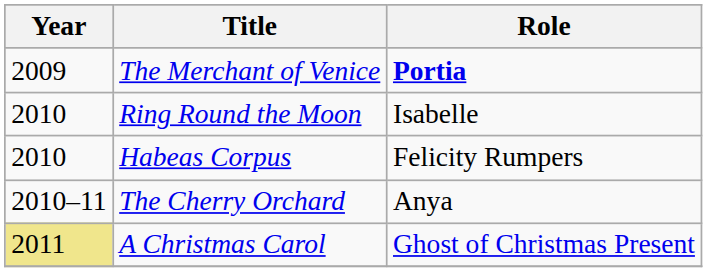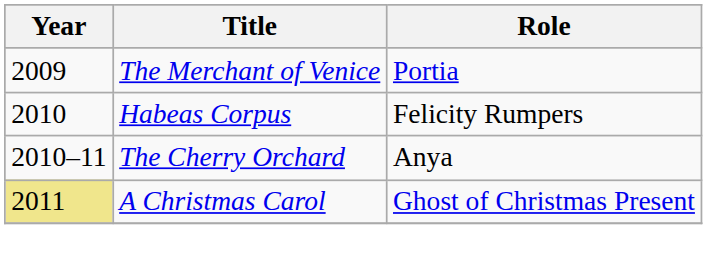(430, 69) bold -> (426, 69) normal
- row: (240, 113)
